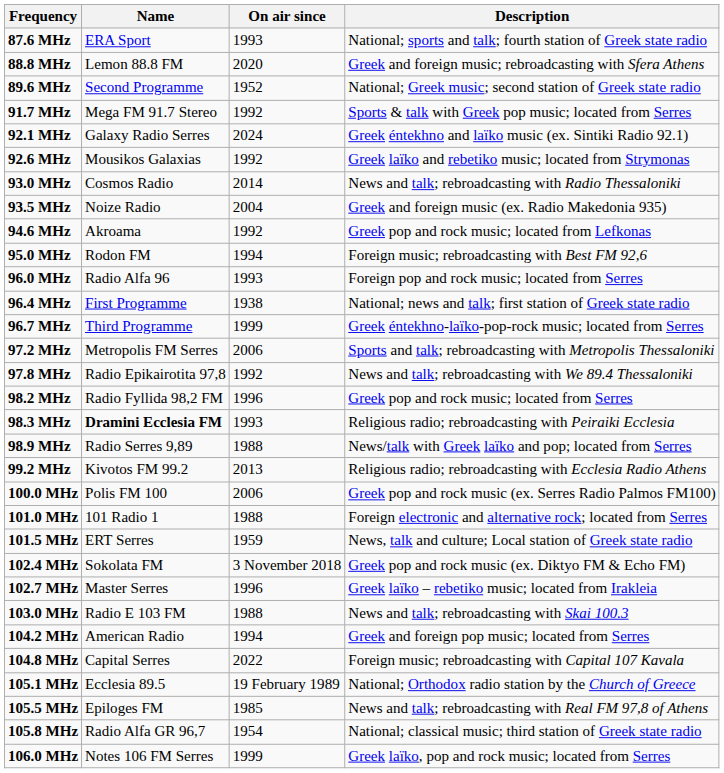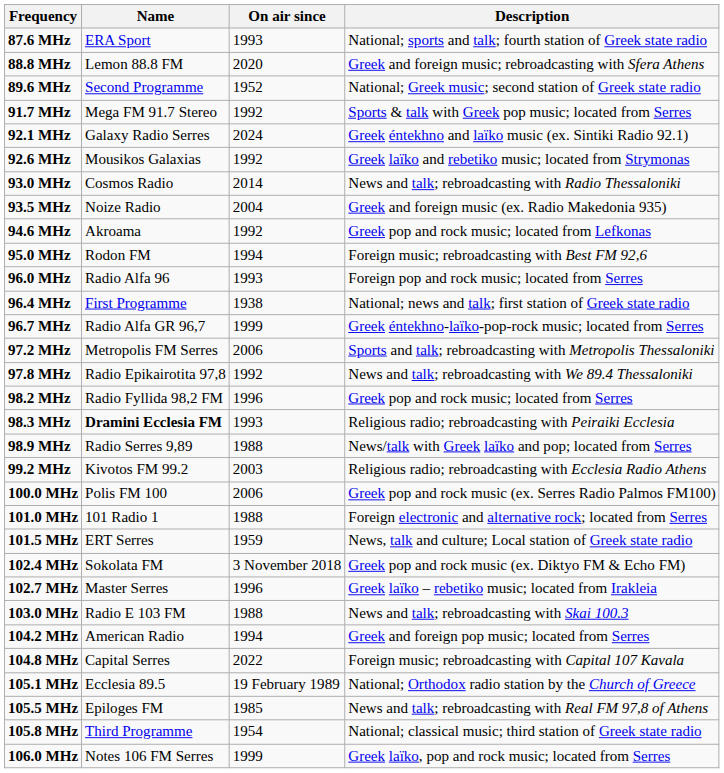(139, 326) Third Programme -> (145, 326) Radio Alfa GR 96,7
(248, 469) 2013 -> (248, 469) 2003
(145, 732) Radio Alfa GR 96,7 -> (139, 732) Third Programme
